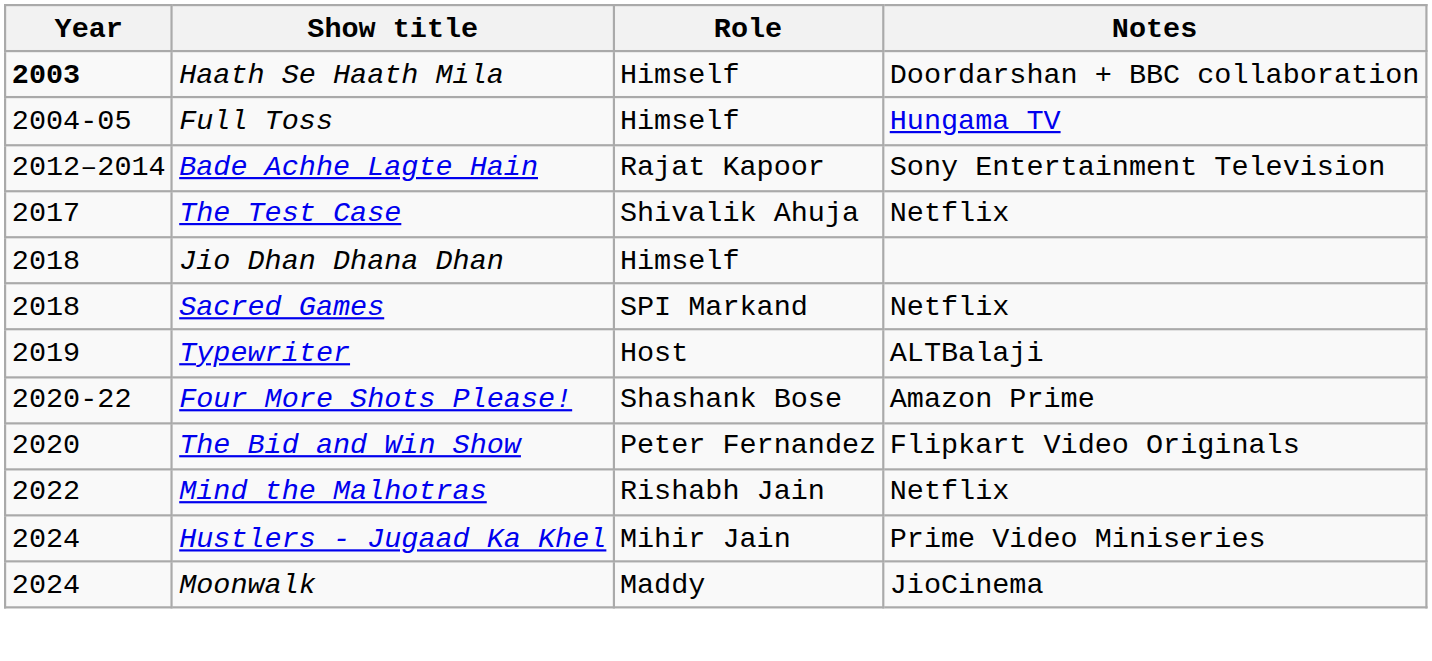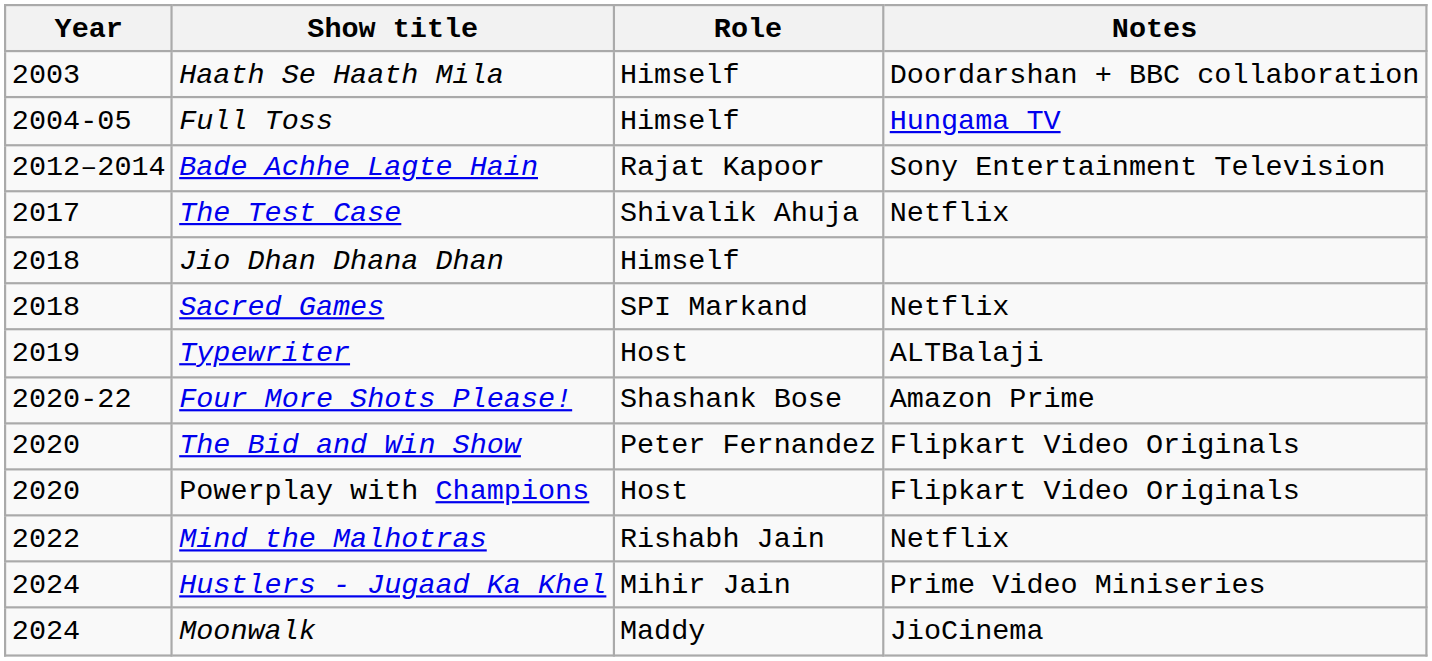(46, 75) bold -> (46, 75) normal
+ row: (384, 492)
